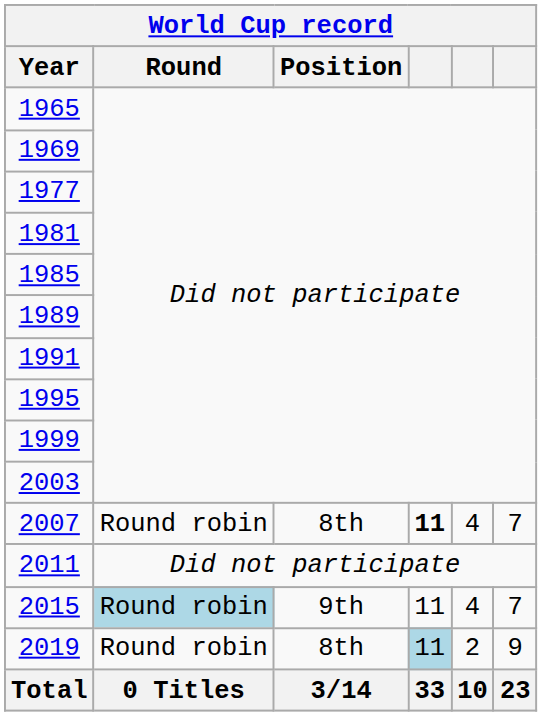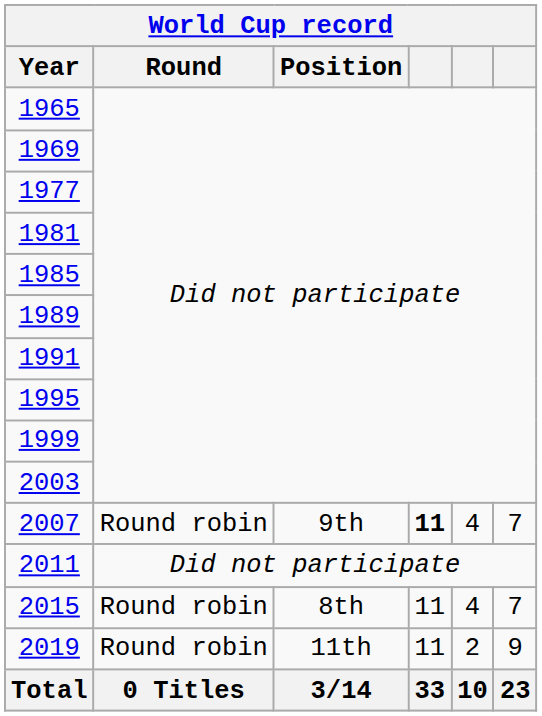(341, 524) 8th -> (341, 524) 9th
(184, 607) lightblue background -> (184, 607) no background
(341, 607) 9th -> (341, 607) 8th
(341, 649) 8th -> (341, 649) 11th
(430, 649) lightblue background -> (430, 649) no background
